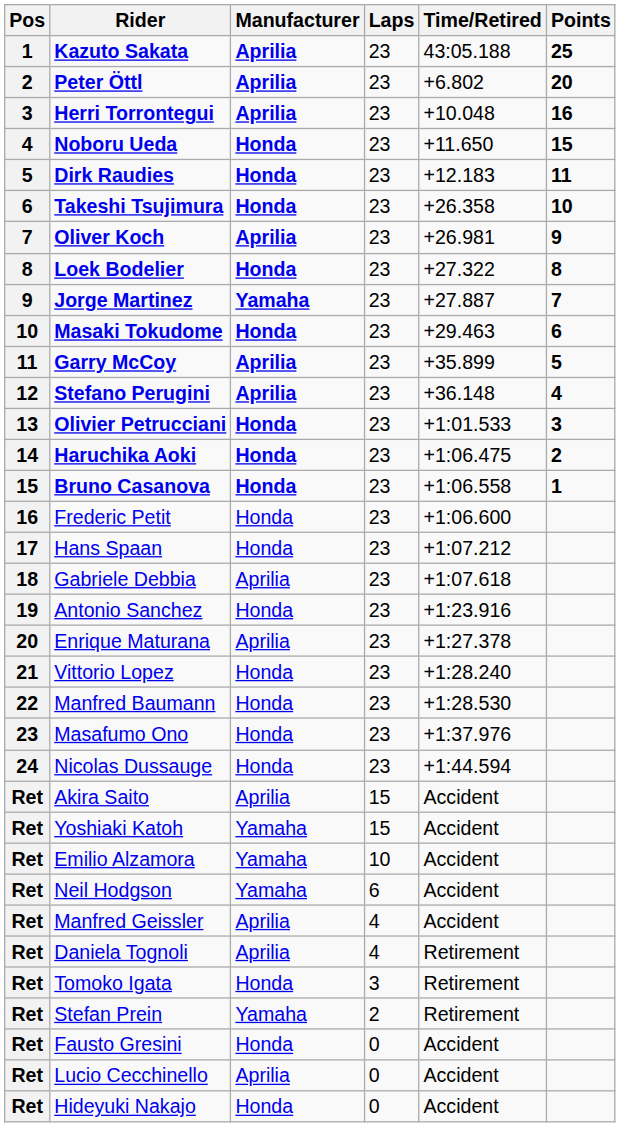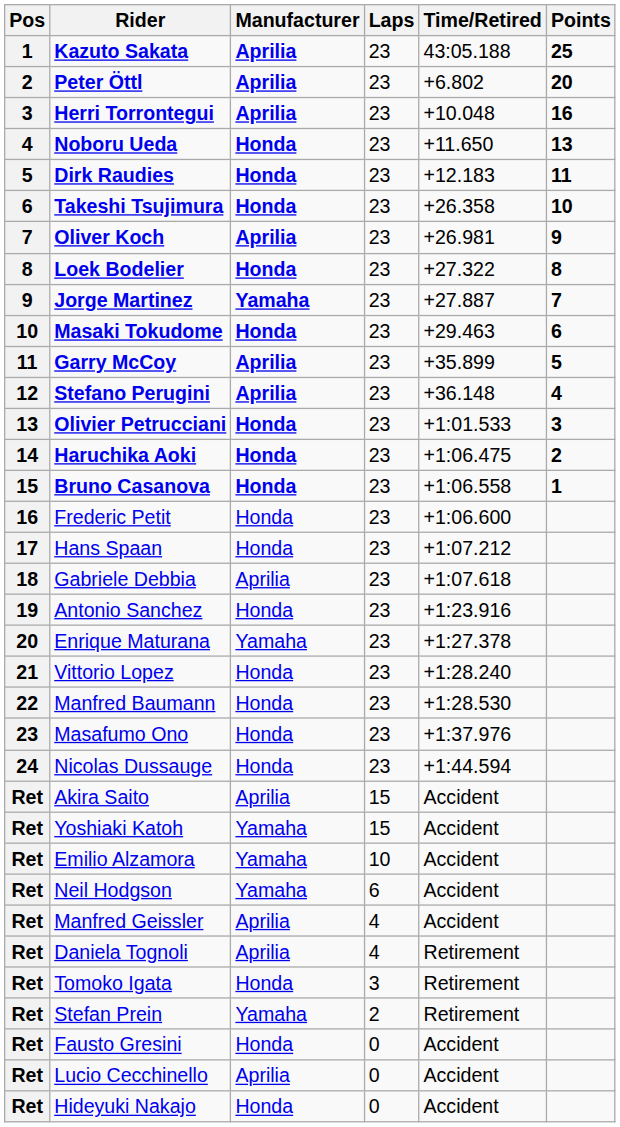(562, 145) 15 -> (562, 145) 13
(263, 641) Aprilia -> (271, 641) Yamaha
